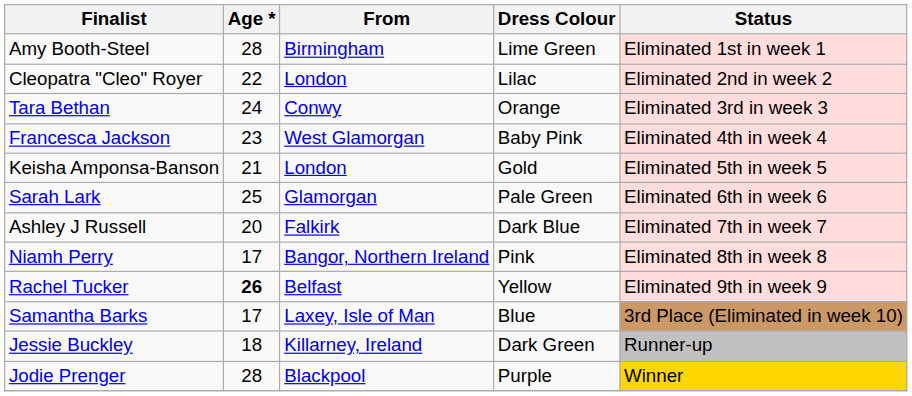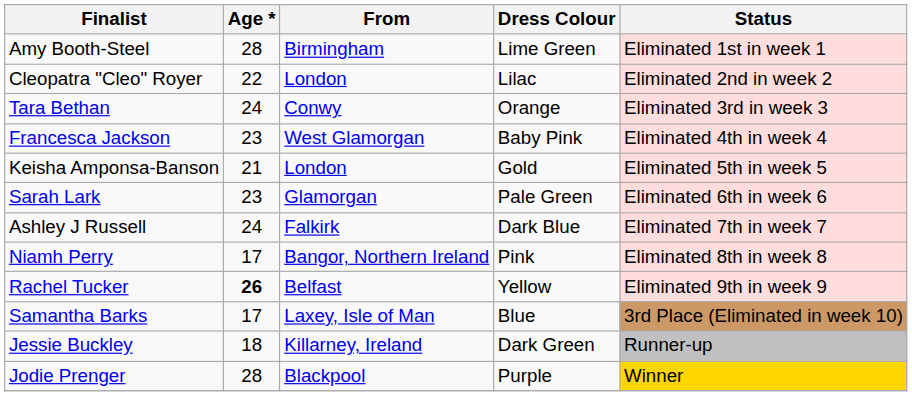(252, 197) 25 -> (252, 197) 23
(252, 227) 20 -> (252, 227) 24
